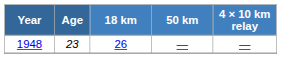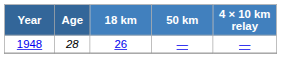(72, 44) 23 -> (72, 44) 28
